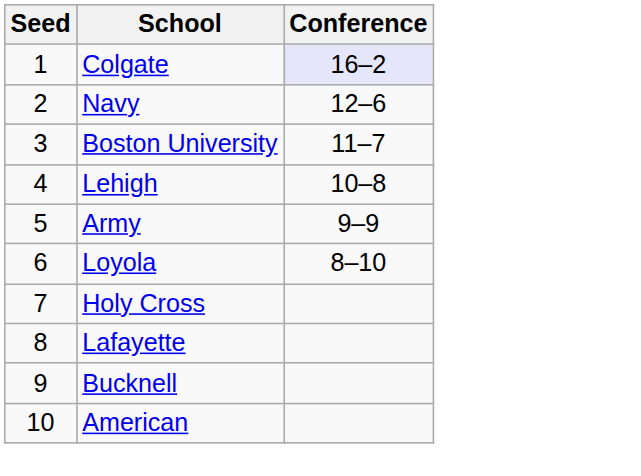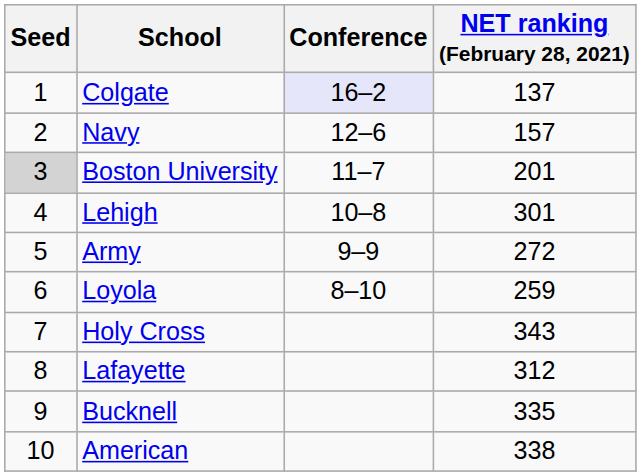+ column: (534, 38)
(41, 143) no background -> (41, 172) lightgrey background
